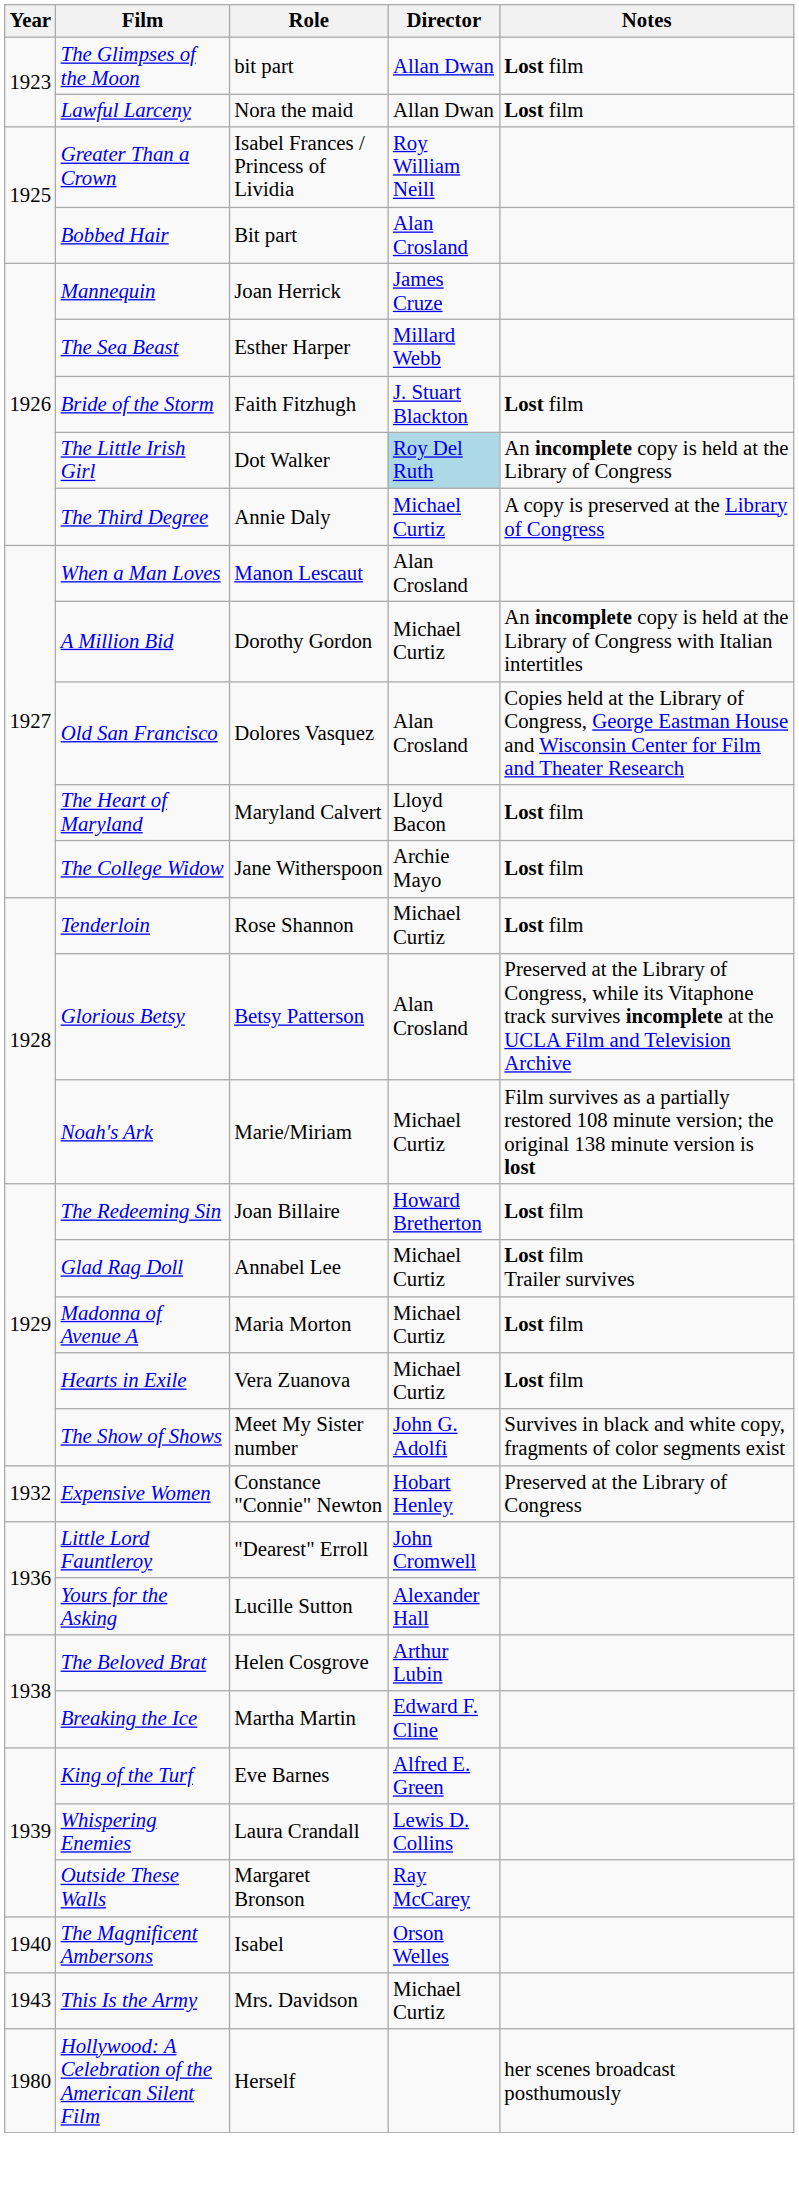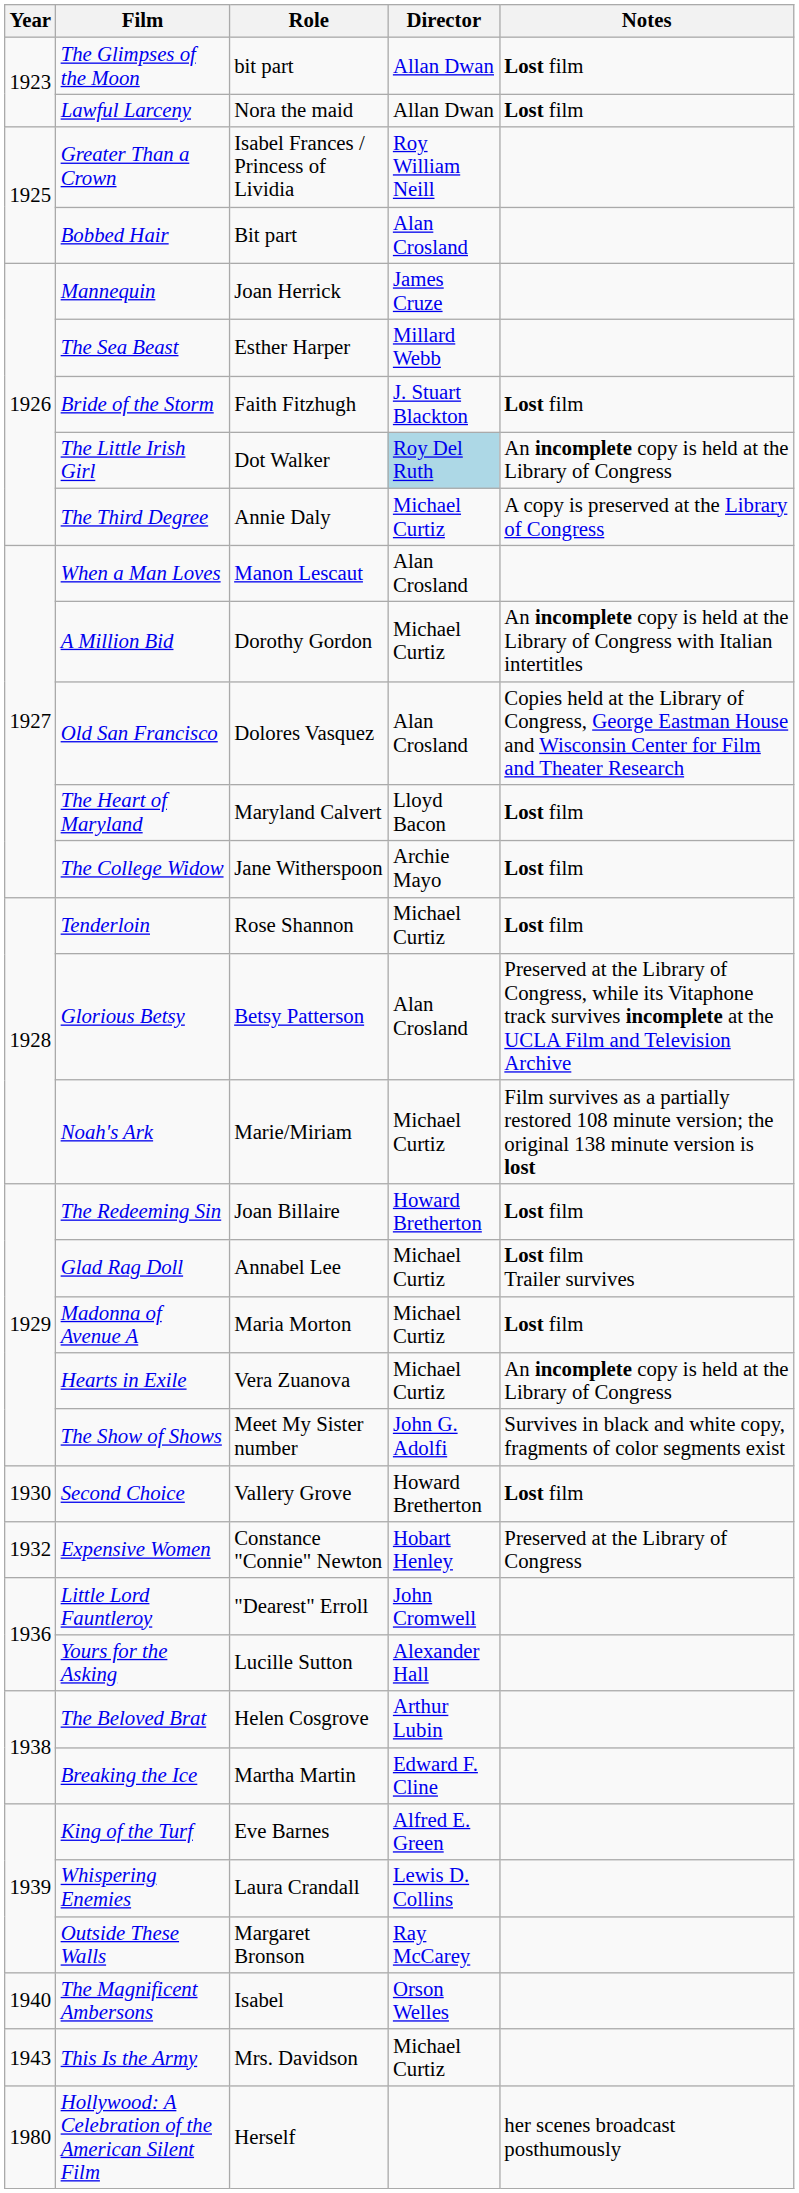(544, 1380) Lost film -> (646, 1380) An incomplete copy is held at the Library of Congress
+ row: (123, 1493)
